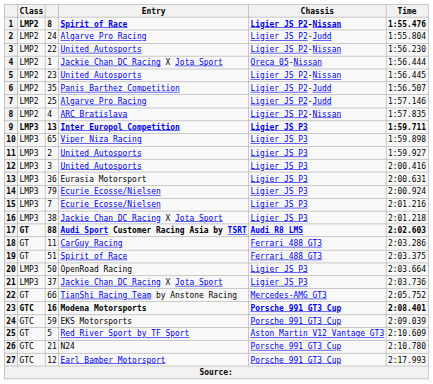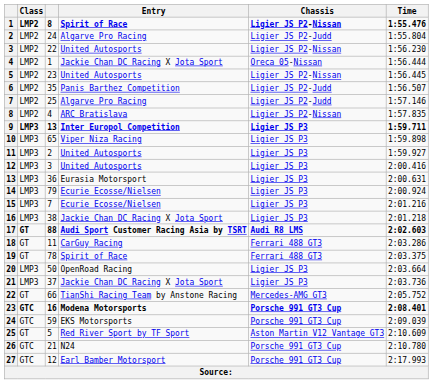(52, 256) 51 -> (52, 256) 78
